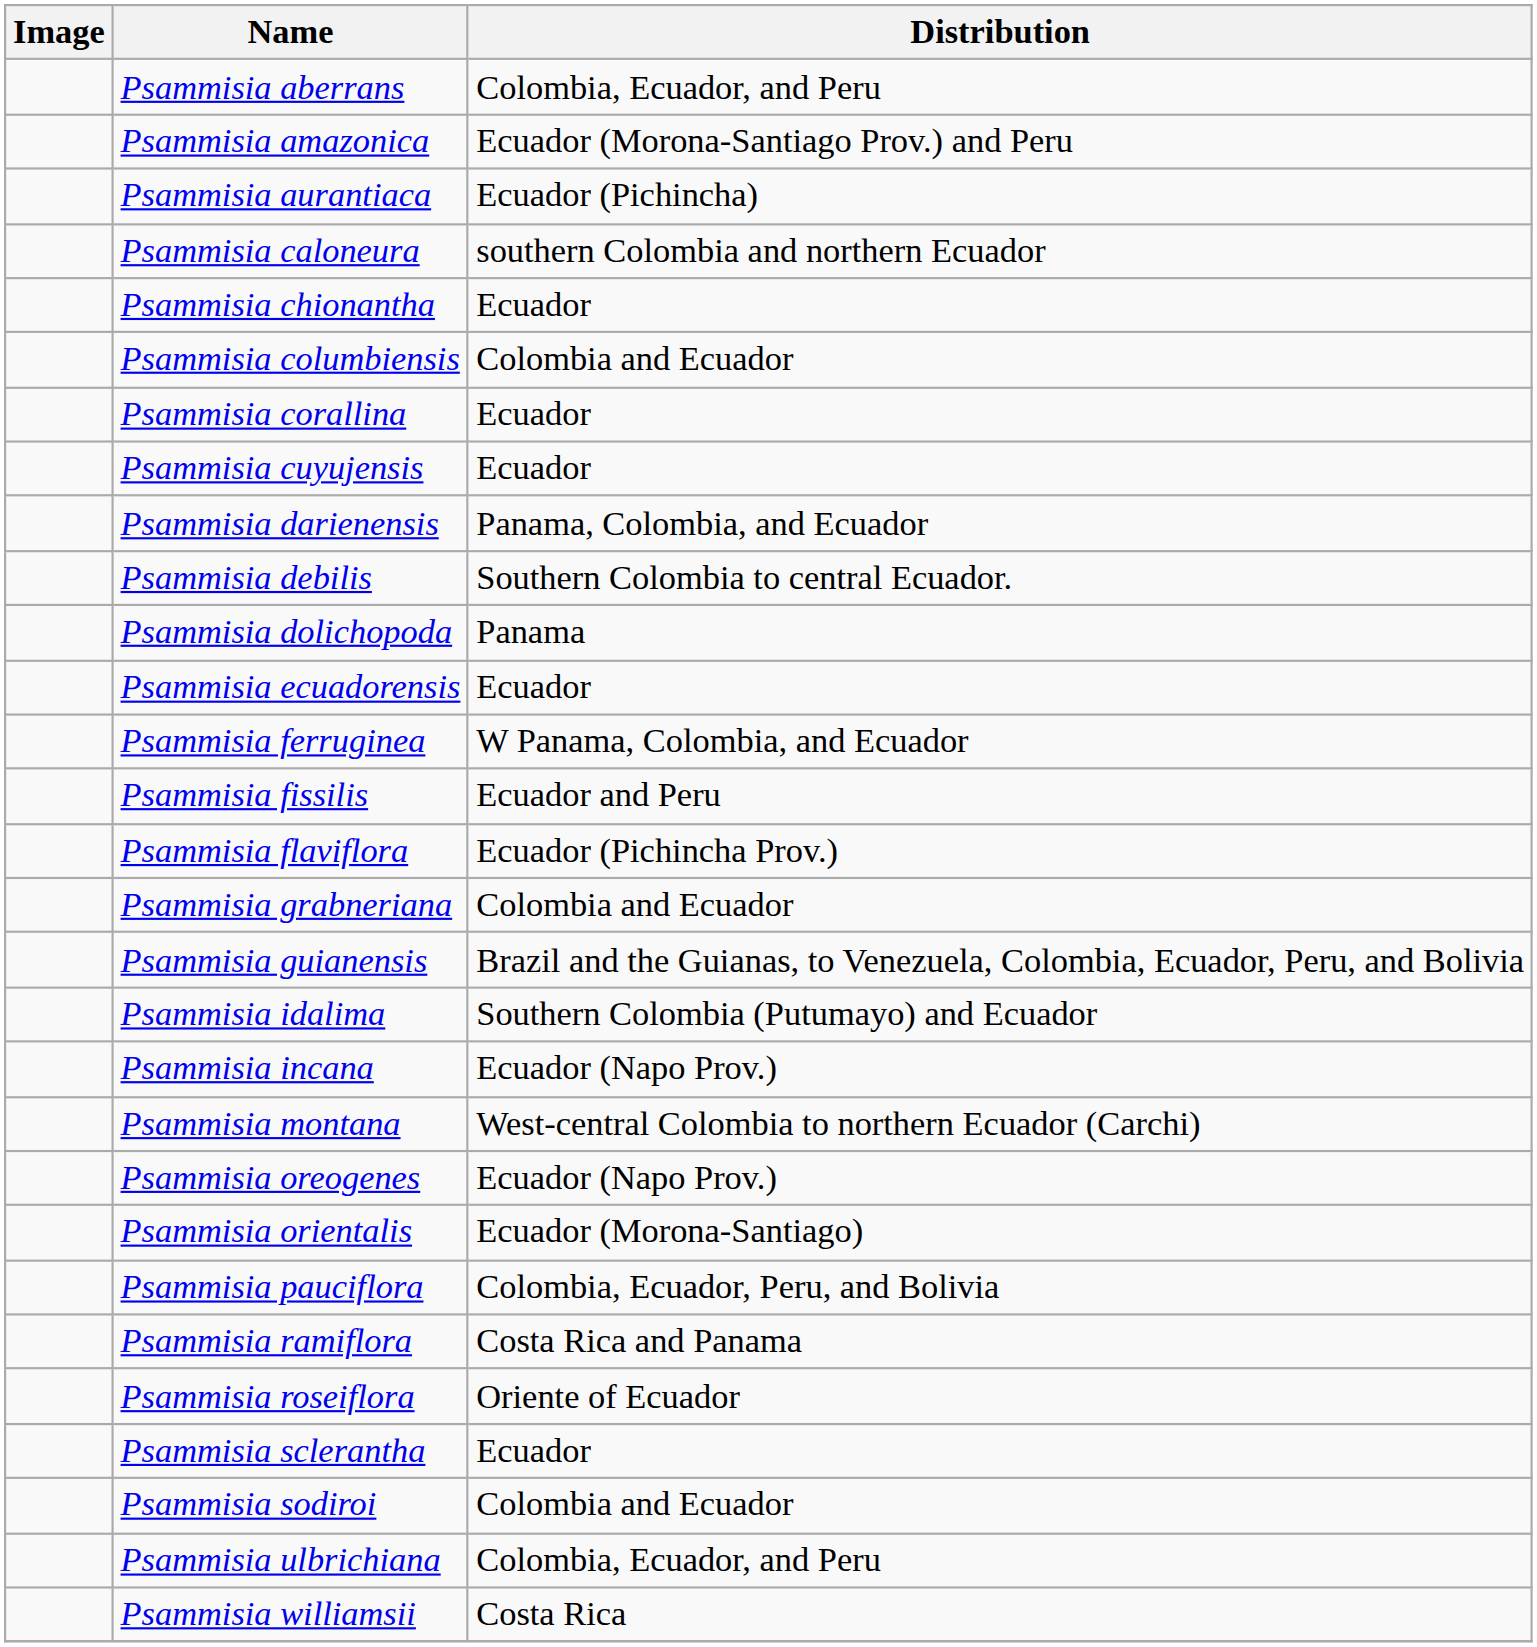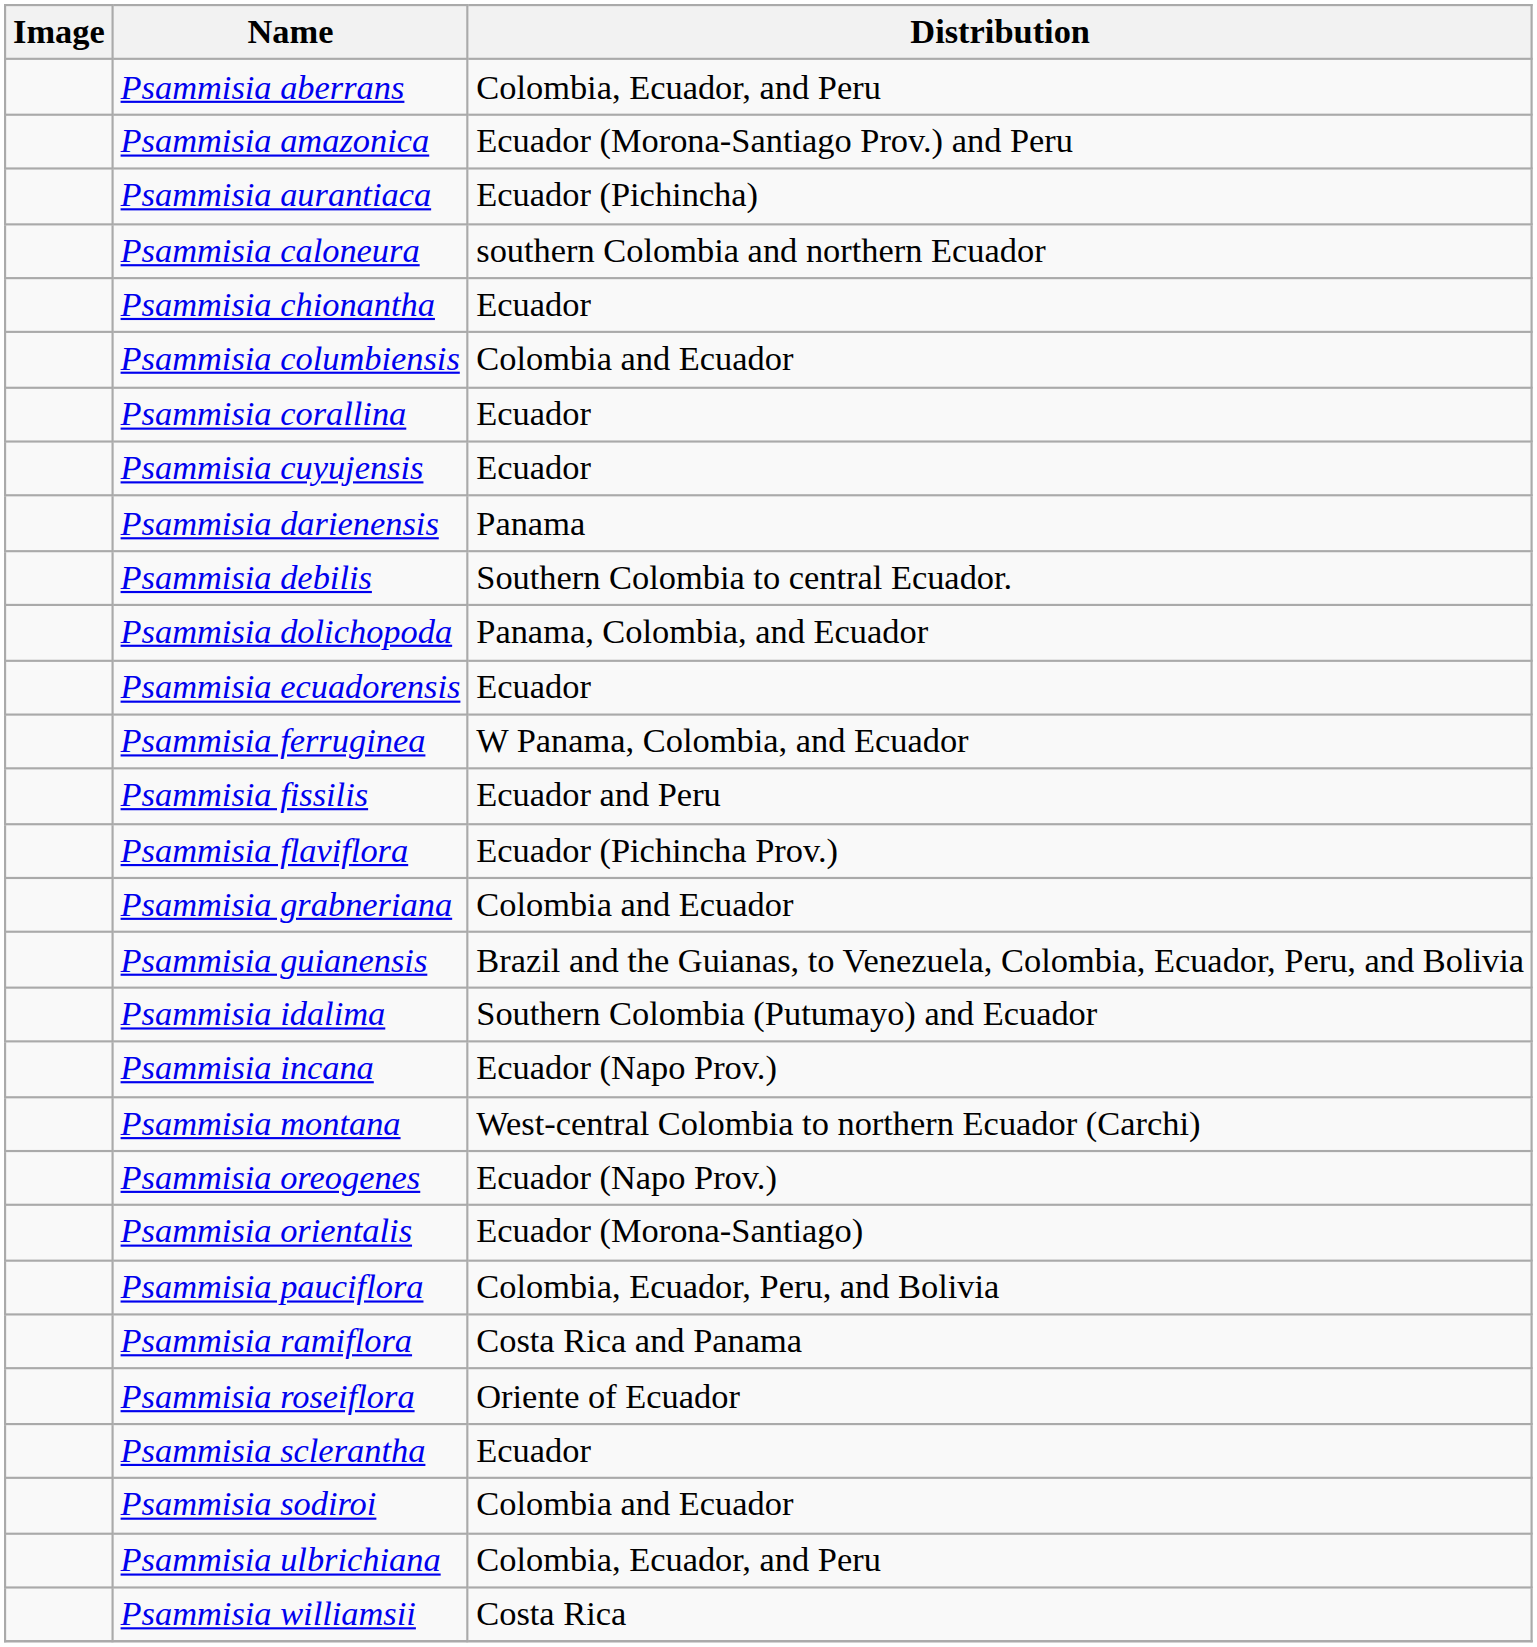(702, 522) Panama, Colombia, and Ecuador -> (531, 522) Panama
(531, 631) Panama -> (702, 631) Panama, Colombia, and Ecuador
